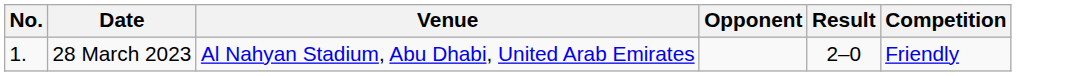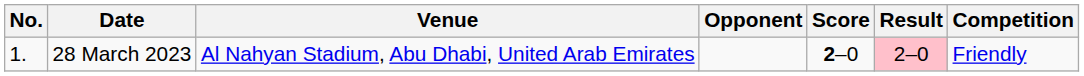+ column: (841, 20)
(844, 53) no background -> (911, 53) pink background
